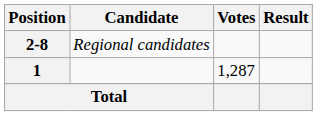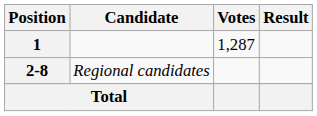rows swapped: (37, 70) <-> (37, 44)
